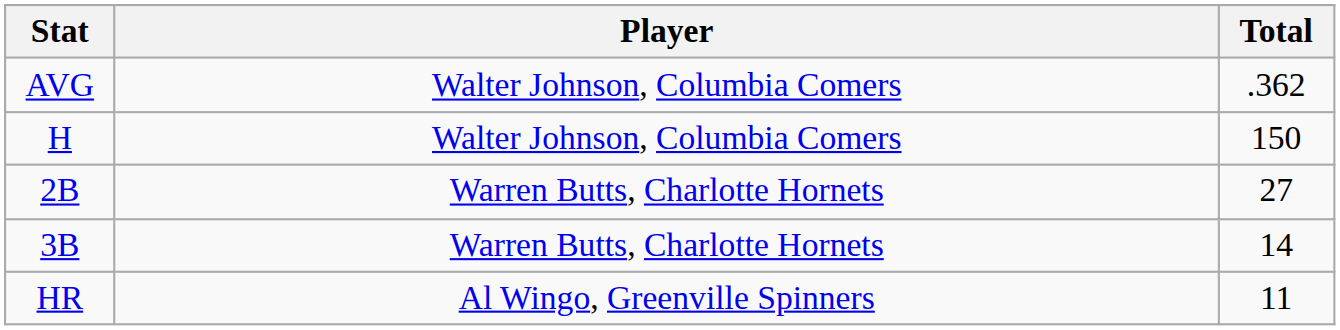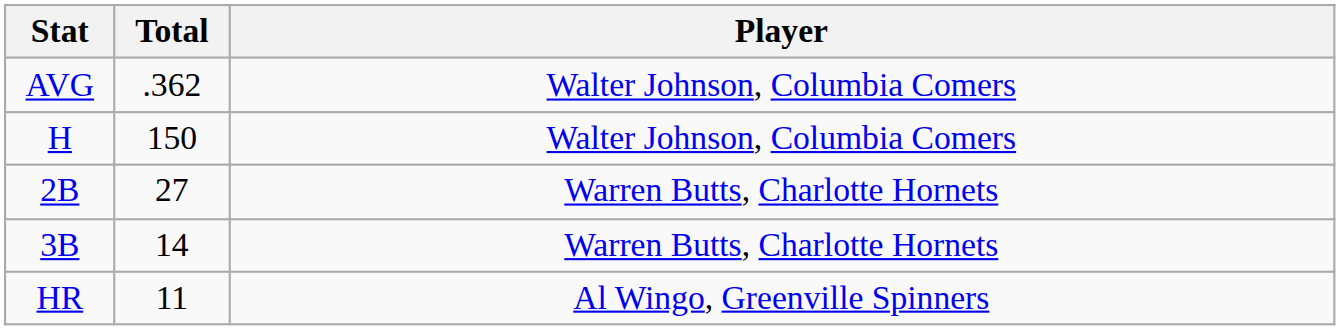columns swapped: (667, 31) <-> (1276, 31)
